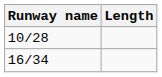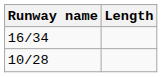rows swapped: (28, 38) <-> (28, 60)
